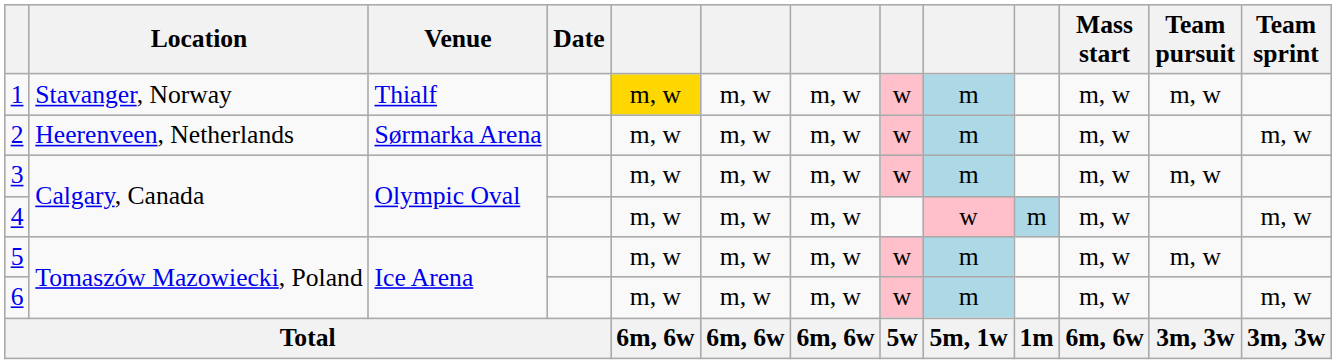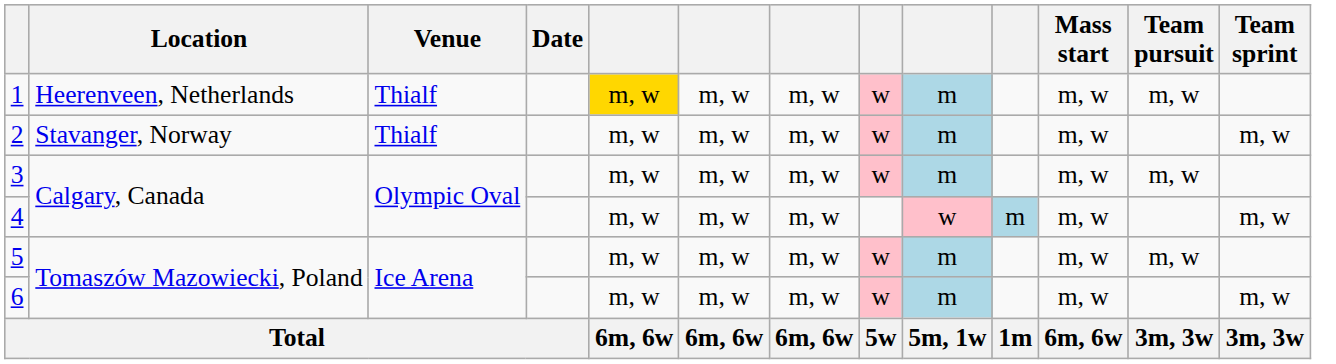(134, 94) Stavanger, Norway -> (165, 94) Heerenveen, Netherlands
(165, 134) Heerenveen, Netherlands -> (134, 134) Stavanger, Norway
(458, 134) Sørmarka Arena -> (406, 134) Thialf
